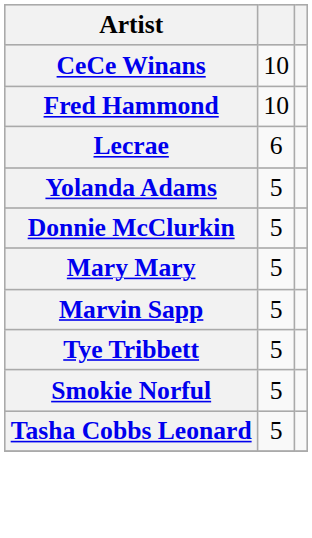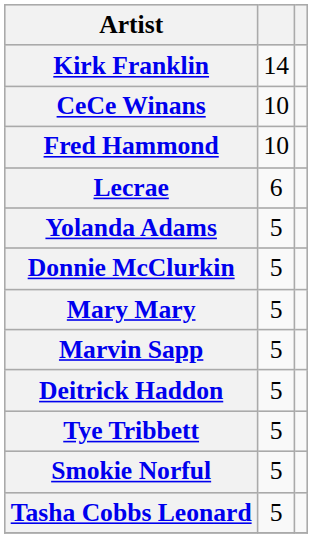+ row: (131, 65)
+ row: (131, 390)
